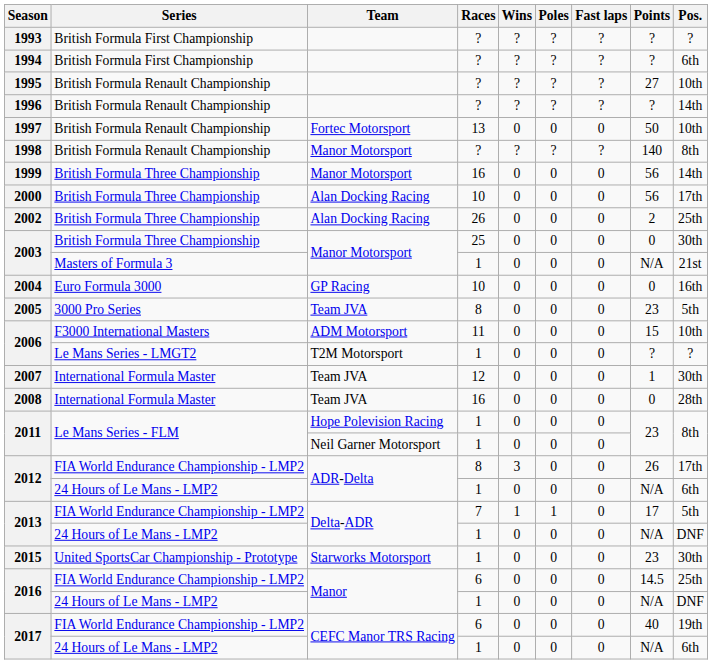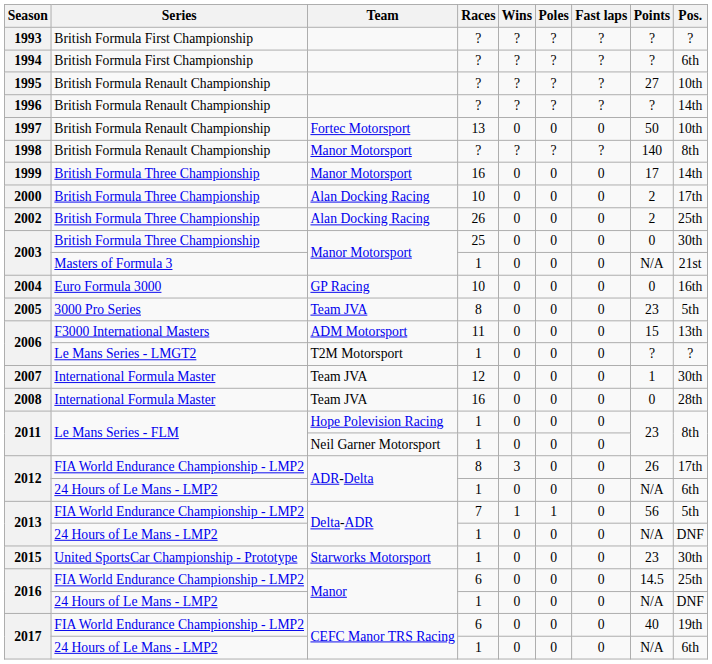(652, 174) 56 -> (652, 174) 17
(652, 196) 56 -> (652, 196) 2
(690, 332) 10th -> (690, 332) 13th
(652, 512) 17 -> (652, 512) 56
